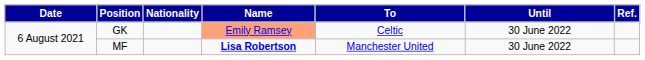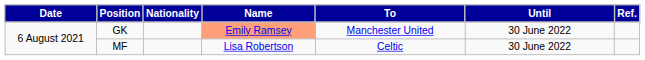(390, 31) Celtic -> (390, 31) Manchester United
(258, 47) bold -> (258, 47) normal
(390, 47) Manchester United -> (390, 47) Celtic
